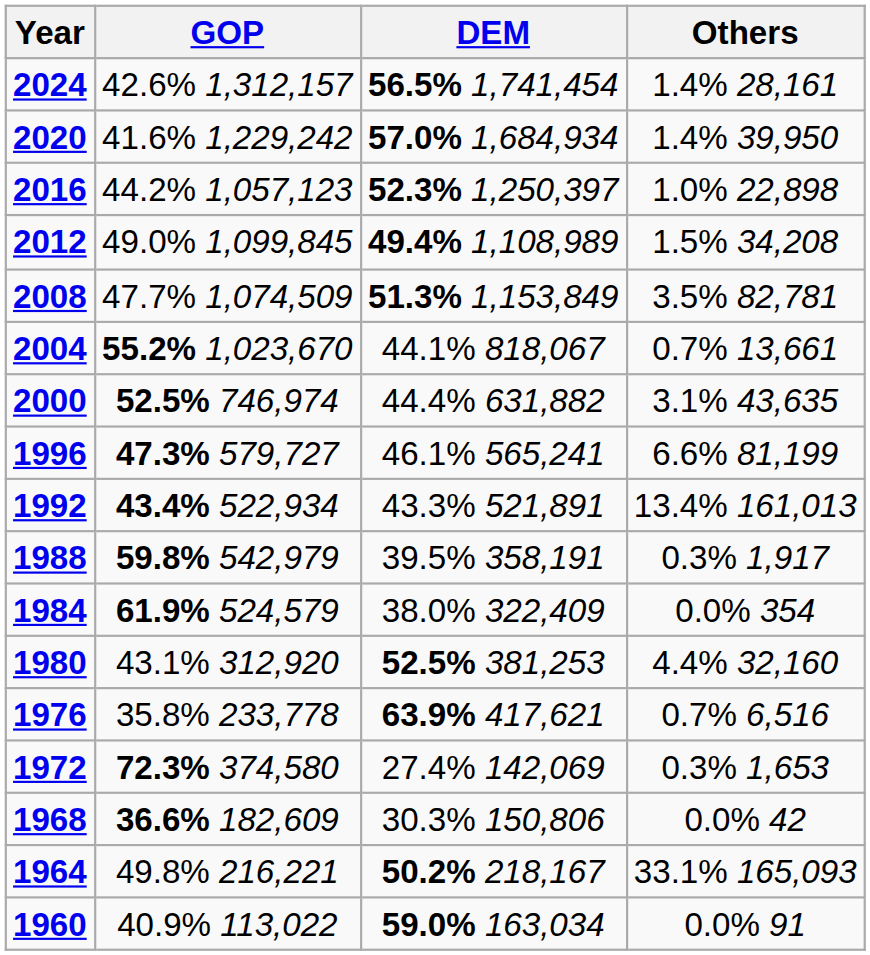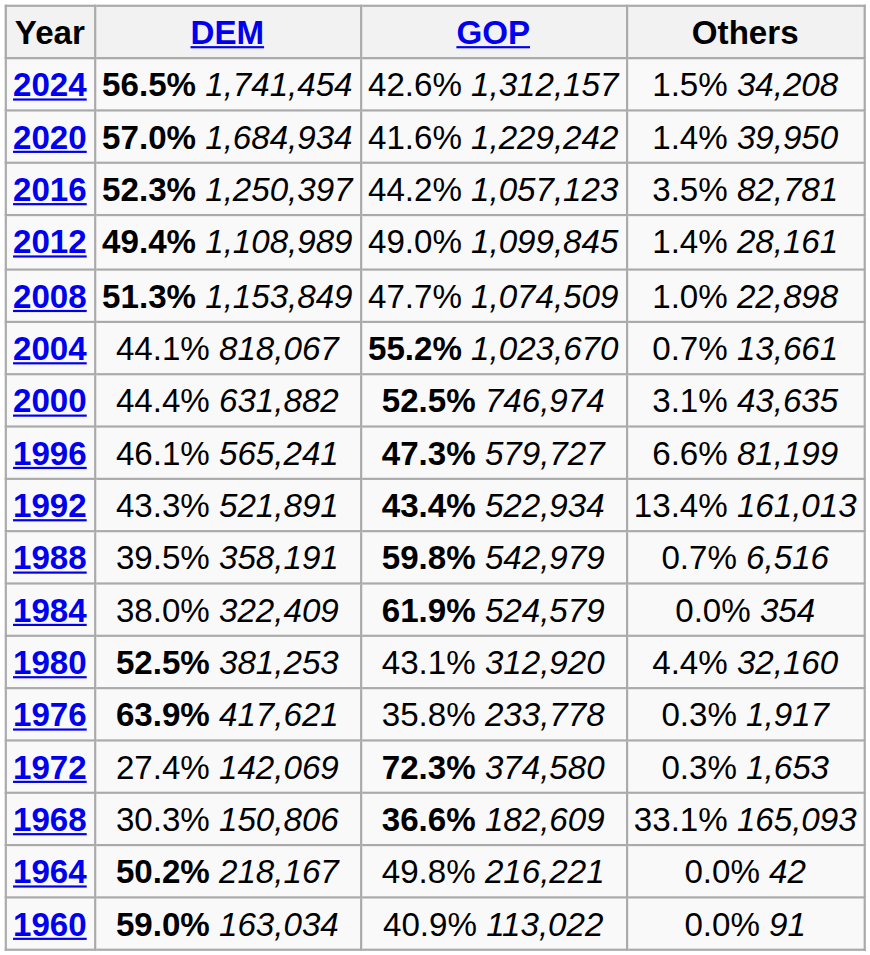columns swapped: (493, 32) <-> (227, 32)
(745, 85) 1.4% 28,161 -> (745, 85) 1.5% 34,208
(745, 190) 1.0% 22,898 -> (745, 190) 3.5% 82,781
(745, 242) 1.5% 34,208 -> (745, 242) 1.4% 28,161
(745, 295) 3.5% 82,781 -> (745, 295) 1.0% 22,898
(745, 557) 0.3% 1,917 -> (745, 557) 0.7% 6,516
(745, 714) 0.7% 6,516 -> (745, 714) 0.3% 1,917
(745, 819) 0.0% 42 -> (745, 819) 33.1% 165,093
(745, 872) 33.1% 165,093 -> (745, 872) 0.0% 42
